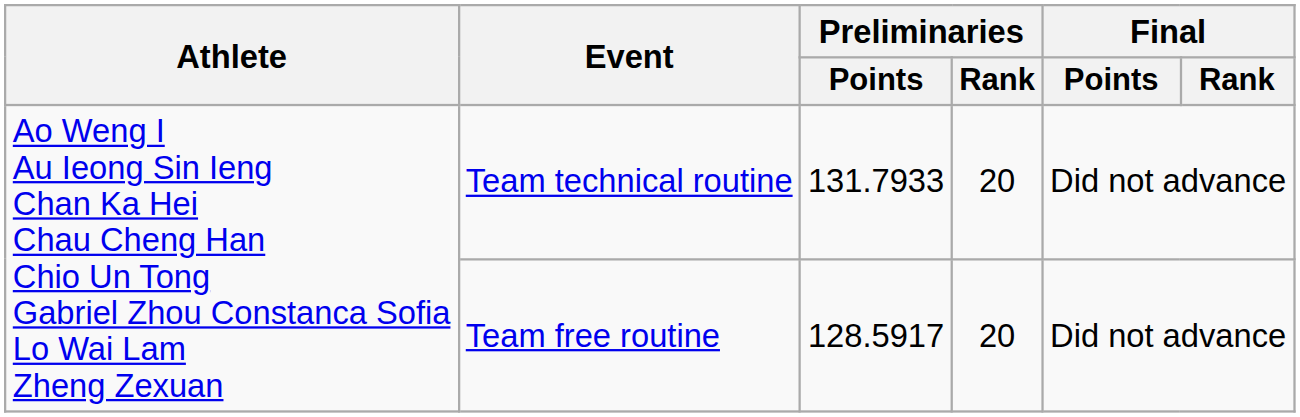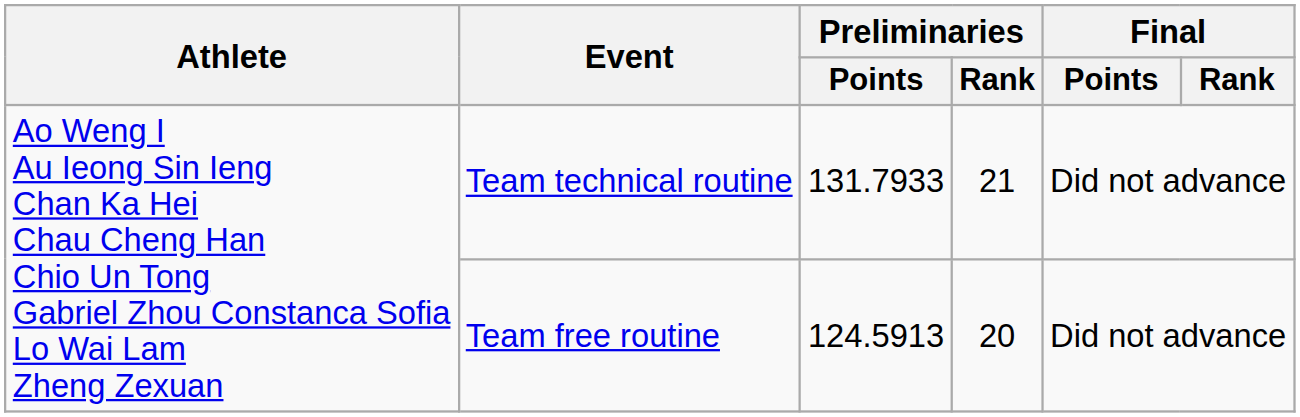(997, 182) 20 -> (997, 182) 21
(876, 335) 128.5917 -> (876, 335) 124.5913
